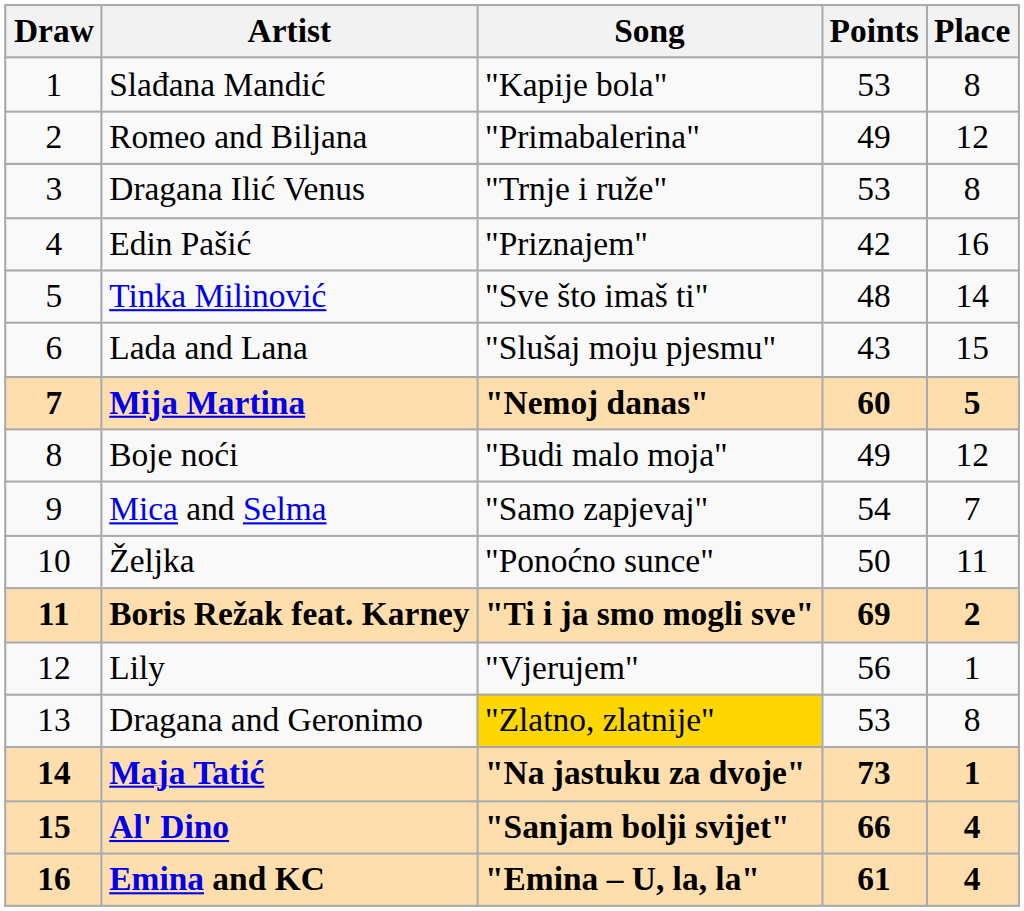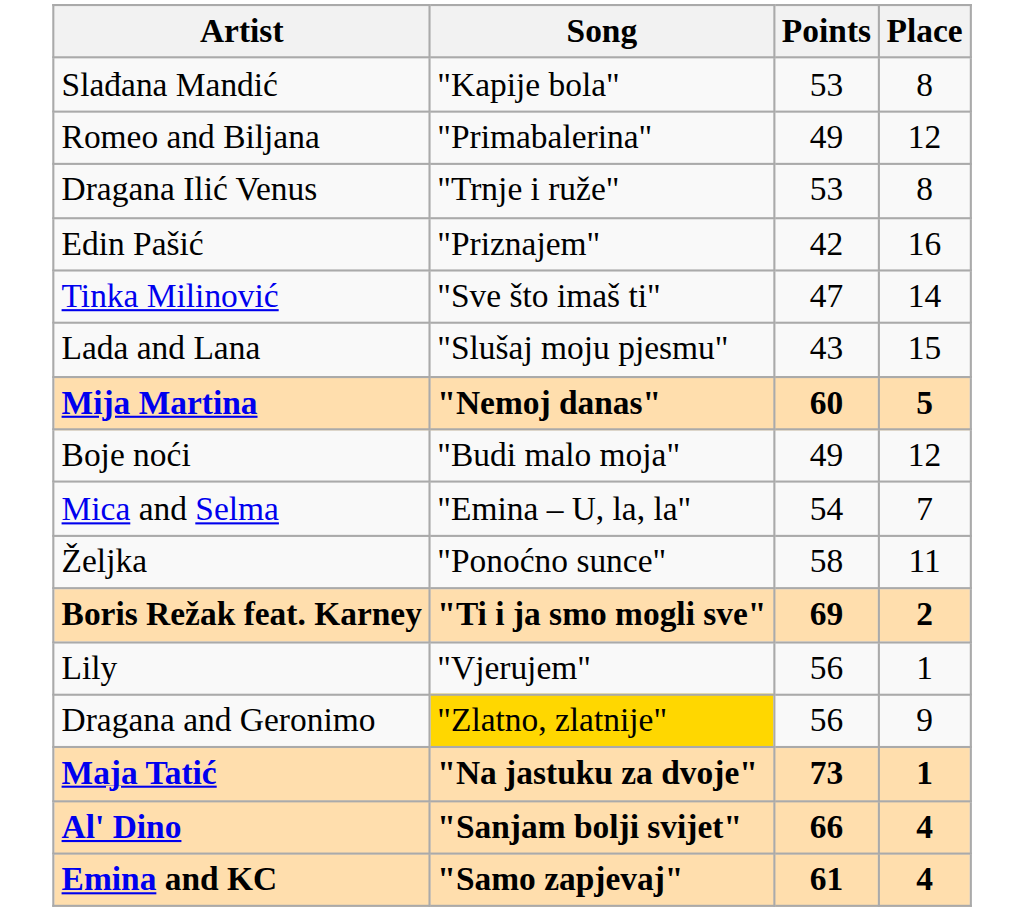- column: (54, 31)
(874, 296) 48 -> (826, 296) 47
(597, 508) "Samo zapjevaj" -> (564, 508) "Emina – U, la, la"
(874, 561) 50 -> (826, 561) 58
(874, 720) 53 -> (826, 720) 56
(972, 720) 8 -> (924, 720) 9
(622, 879) "Emina – U, la, la" -> (560, 879) "Samo zapjevaj"
